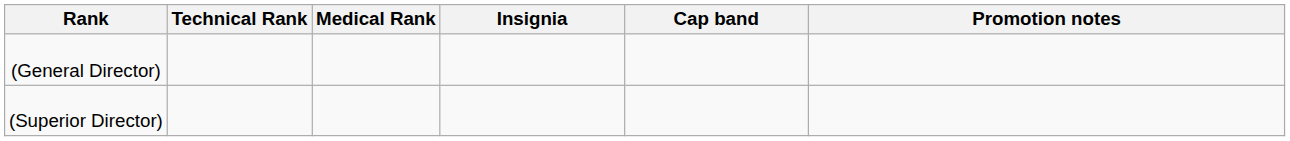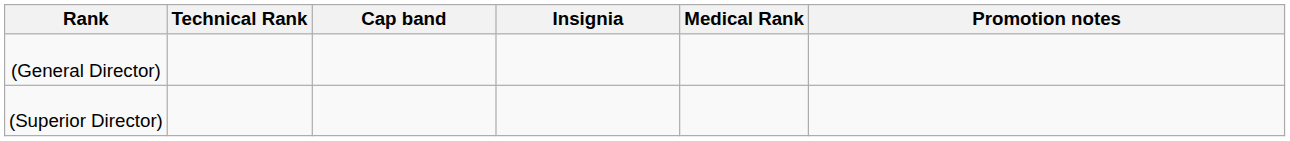columns swapped: (376, 19) <-> (716, 19)
